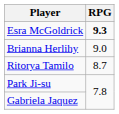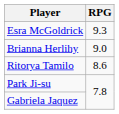(100, 30) bold -> (100, 30) normal
(100, 65) 8.7 -> (100, 65) 8.6
